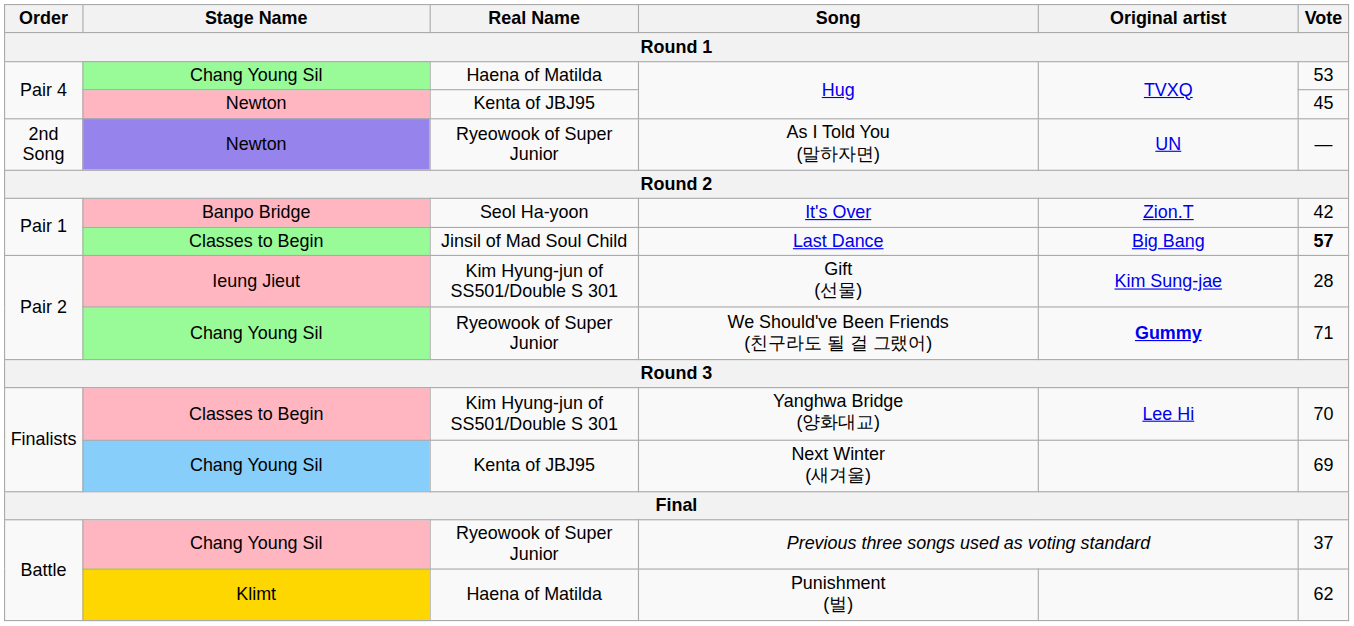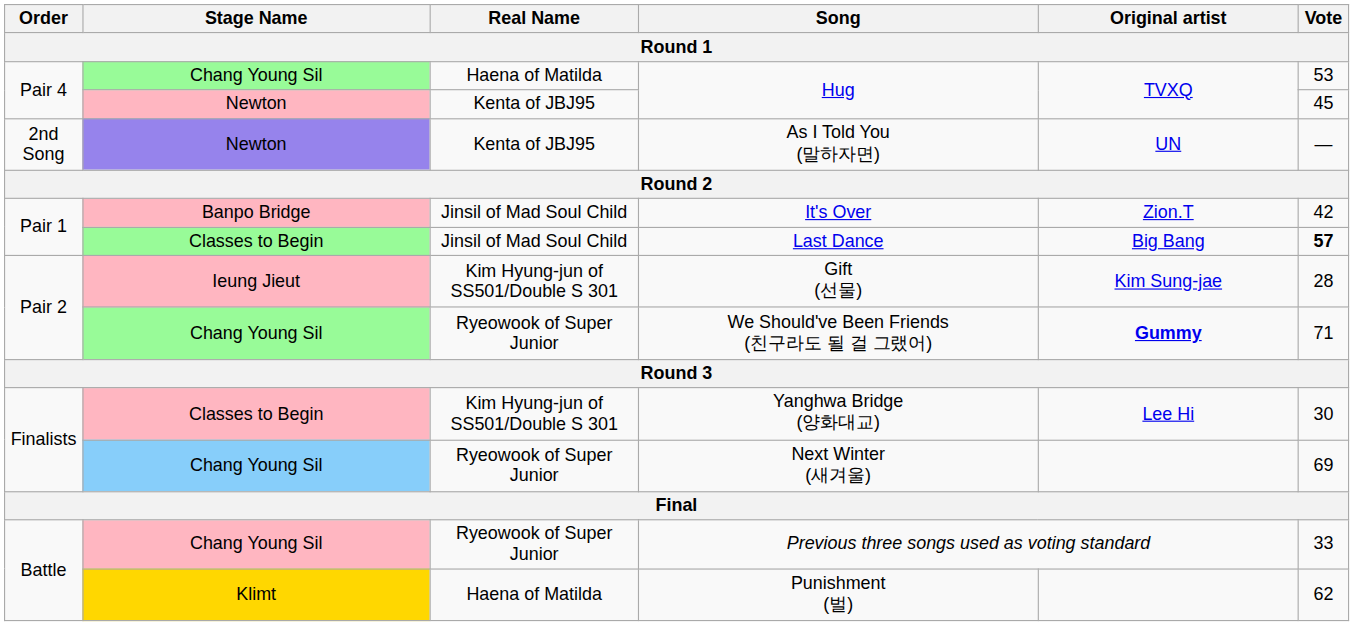(534, 144) Ryeowook of Super Junior -> (534, 144) Kenta of JBJ95
(534, 212) Seol Ha-yoon -> (534, 212) Jinsil of Mad Soul Child
(1323, 413) 70 -> (1323, 413) 30
(534, 465) Kenta of JBJ95 -> (534, 465) Ryeowook of Super Junior
(1323, 544) 37 -> (1323, 544) 33
